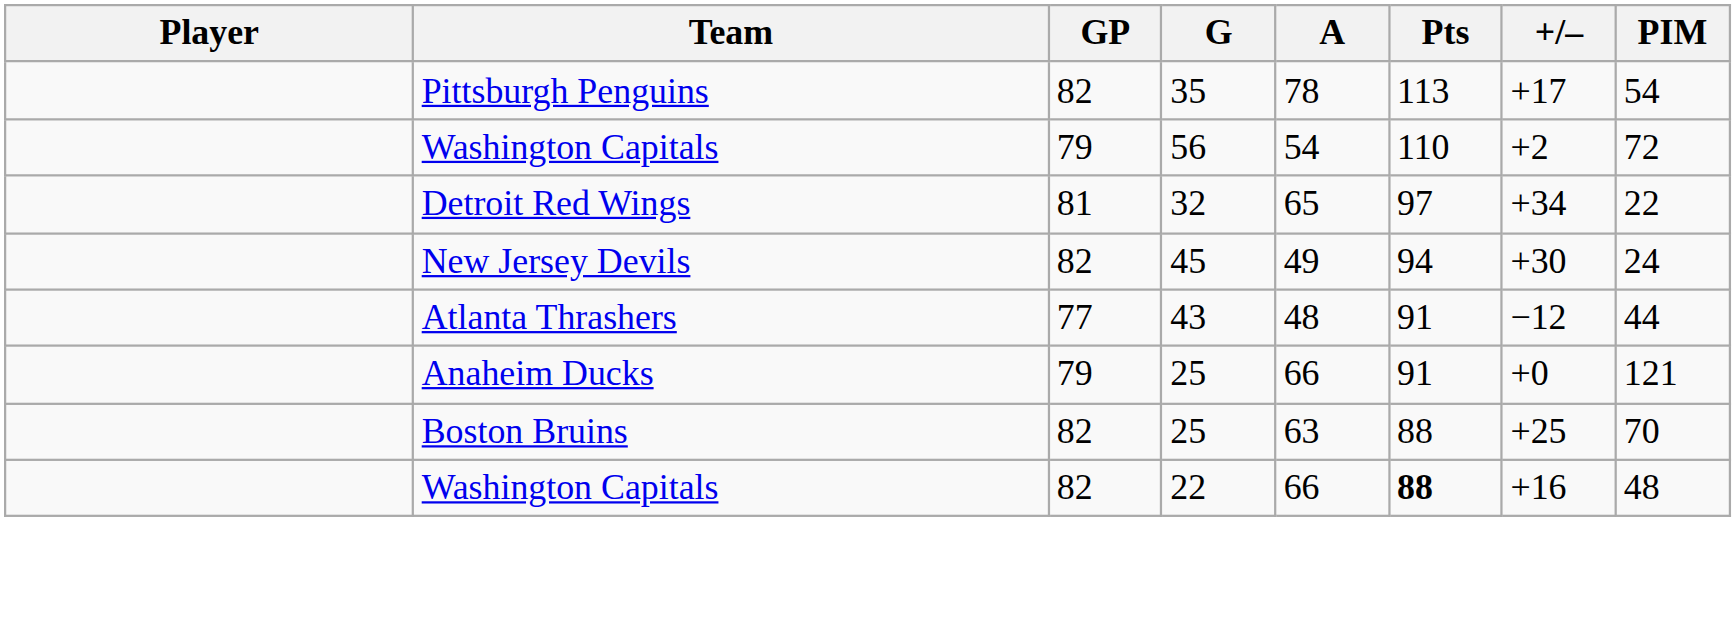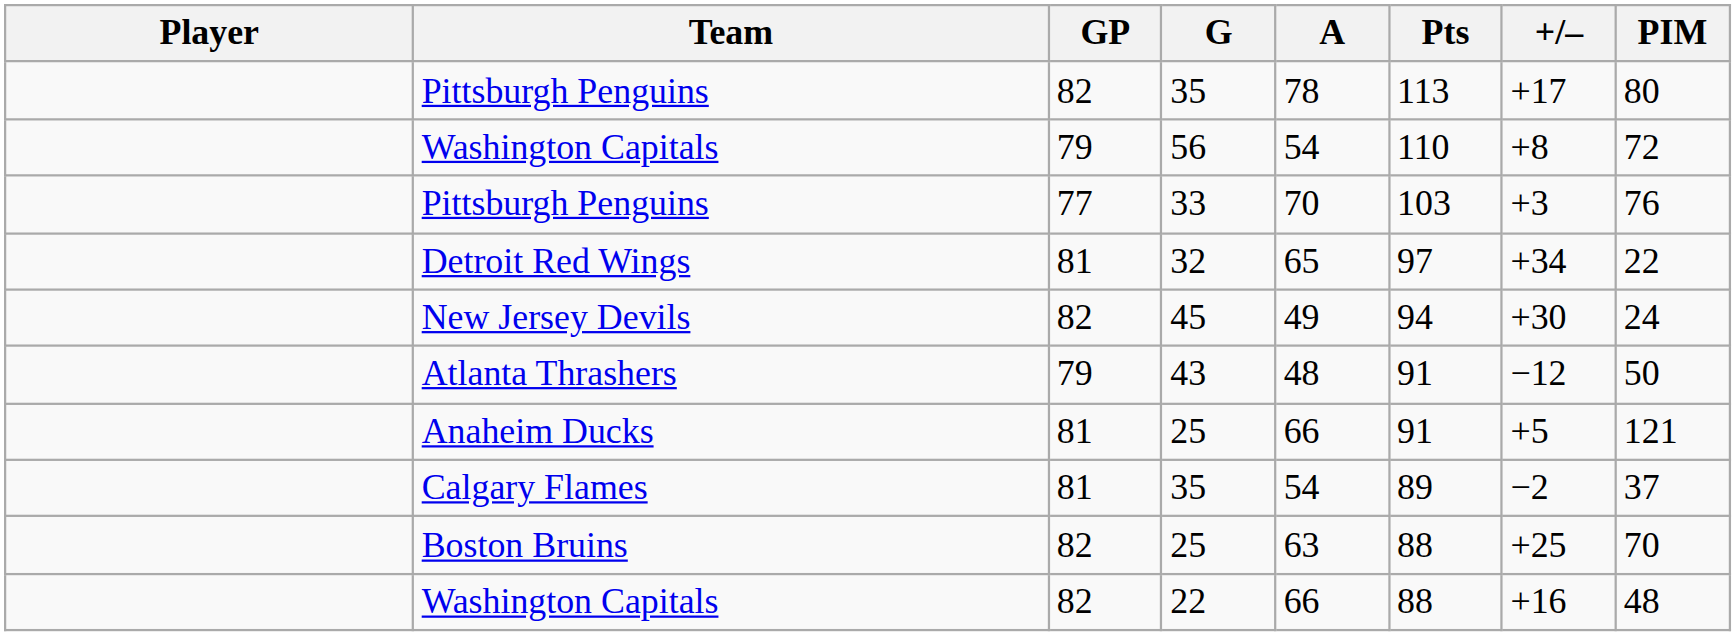(1642, 89) 54 -> (1642, 89) 80
(1530, 146) +2 -> (1530, 146) +8
+ row: (565, 203)
(1075, 317) 77 -> (1075, 373) 79
(1642, 317) 44 -> (1642, 373) 50
(1075, 373) 79 -> (1075, 430) 81
(1530, 373) +0 -> (1530, 430) +5
+ row: (535, 487)
(1415, 487) bold -> (1415, 601) normal
